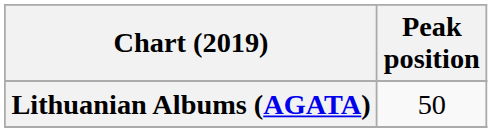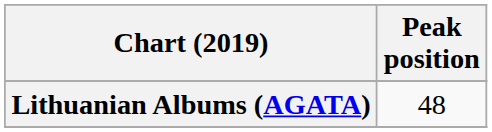(432, 103) 50 -> (432, 103) 48
